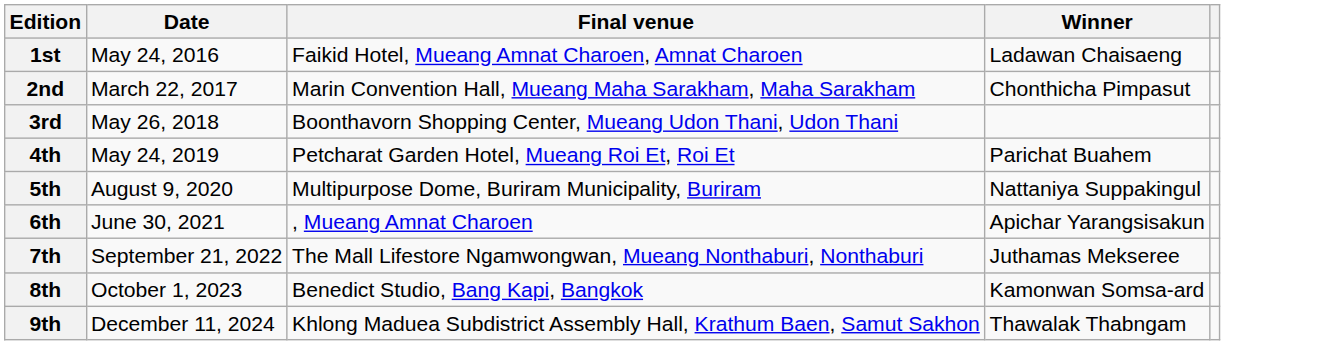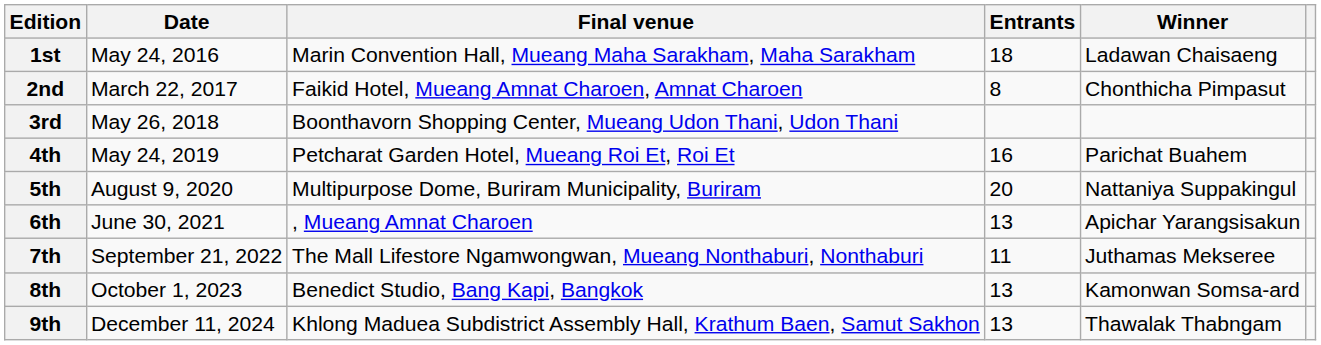+ column: (1032, 22)
(547, 55) Faikid Hotel, Mueang Amnat Charoen, Amnat Charoen -> (604, 55) Marin Convention Hall, Mueang Maha Sarakham, Maha Sarakham
(604, 88) Marin Convention Hall, Mueang Maha Sarakham, Maha Sarakham -> (547, 88) Faikid Hotel, Mueang Amnat Charoen, Amnat Charoen
